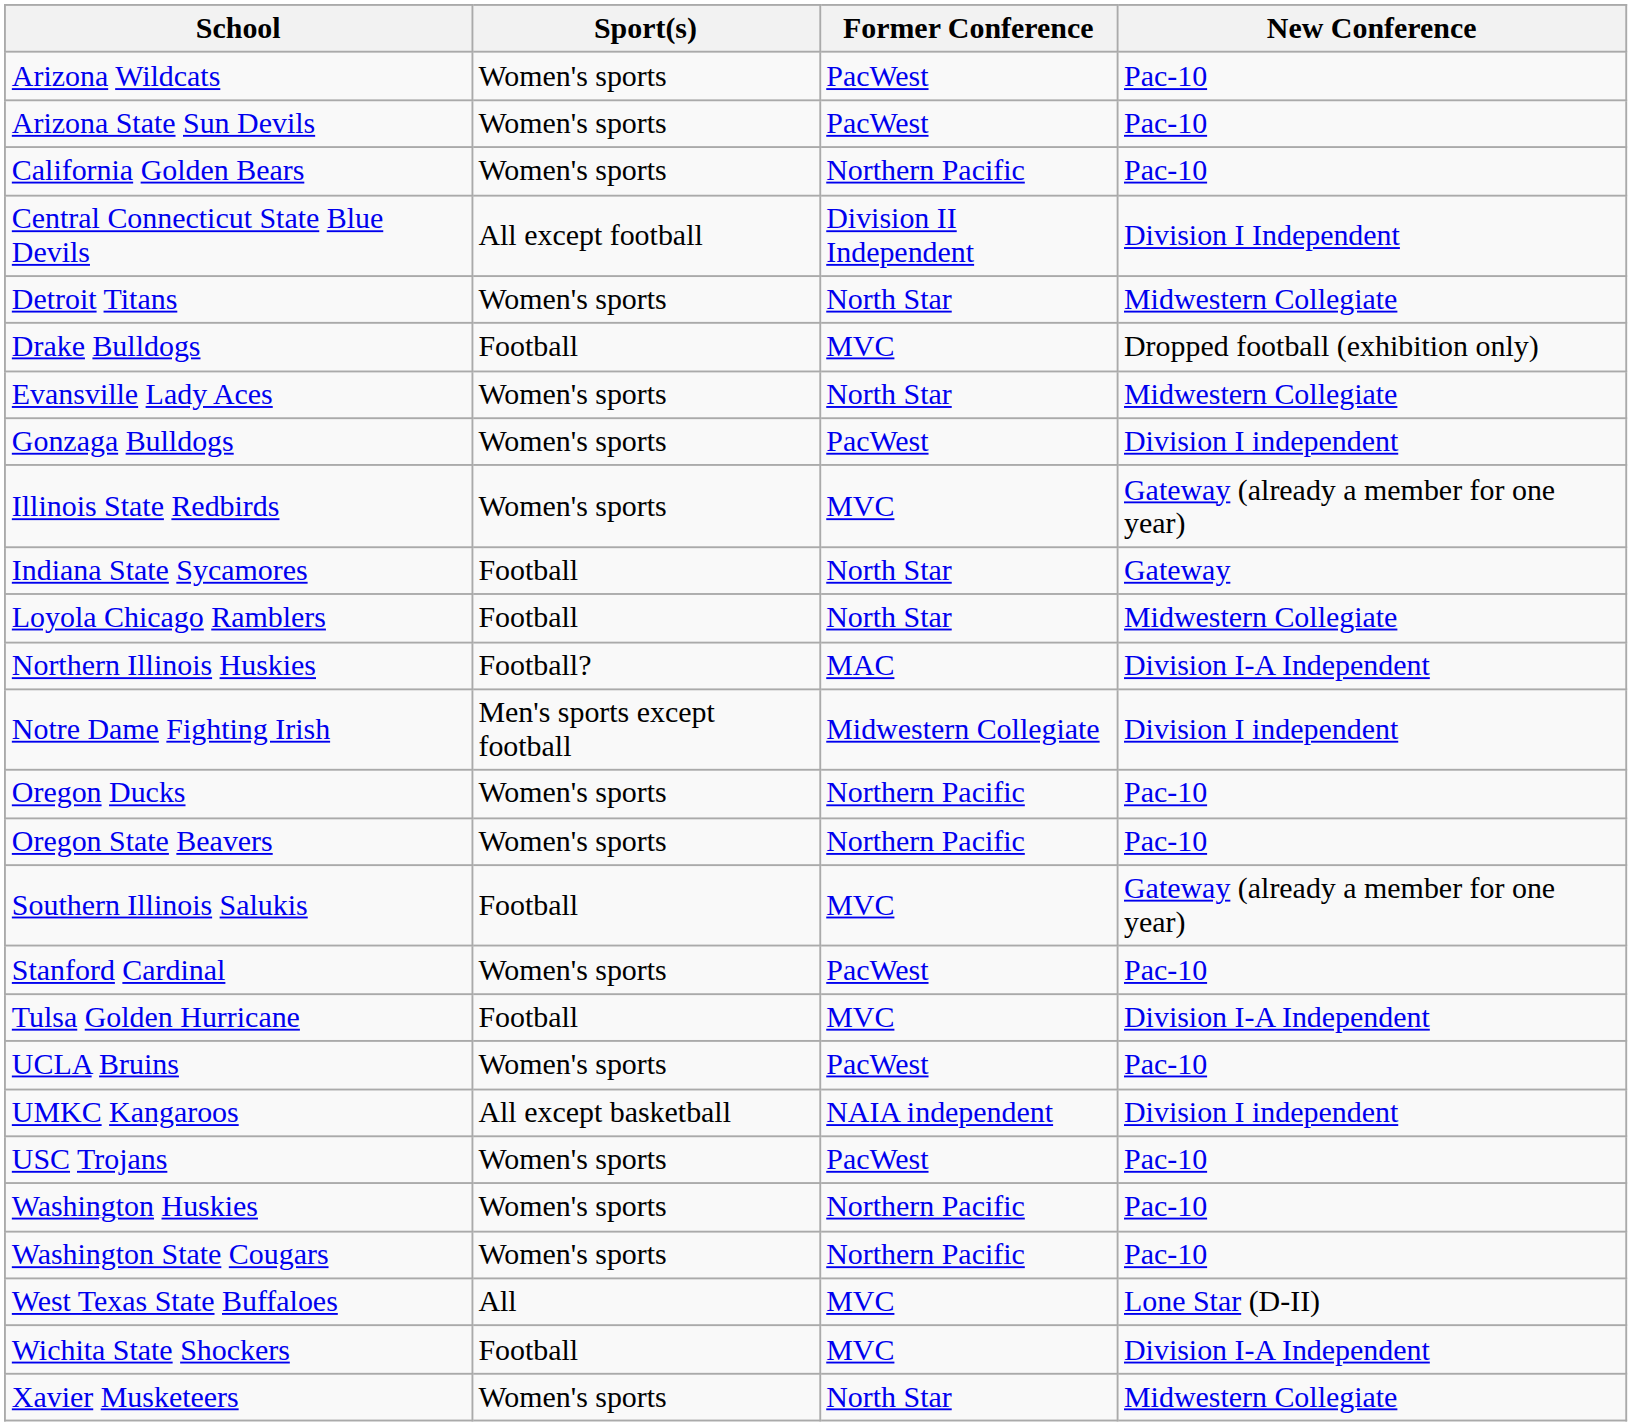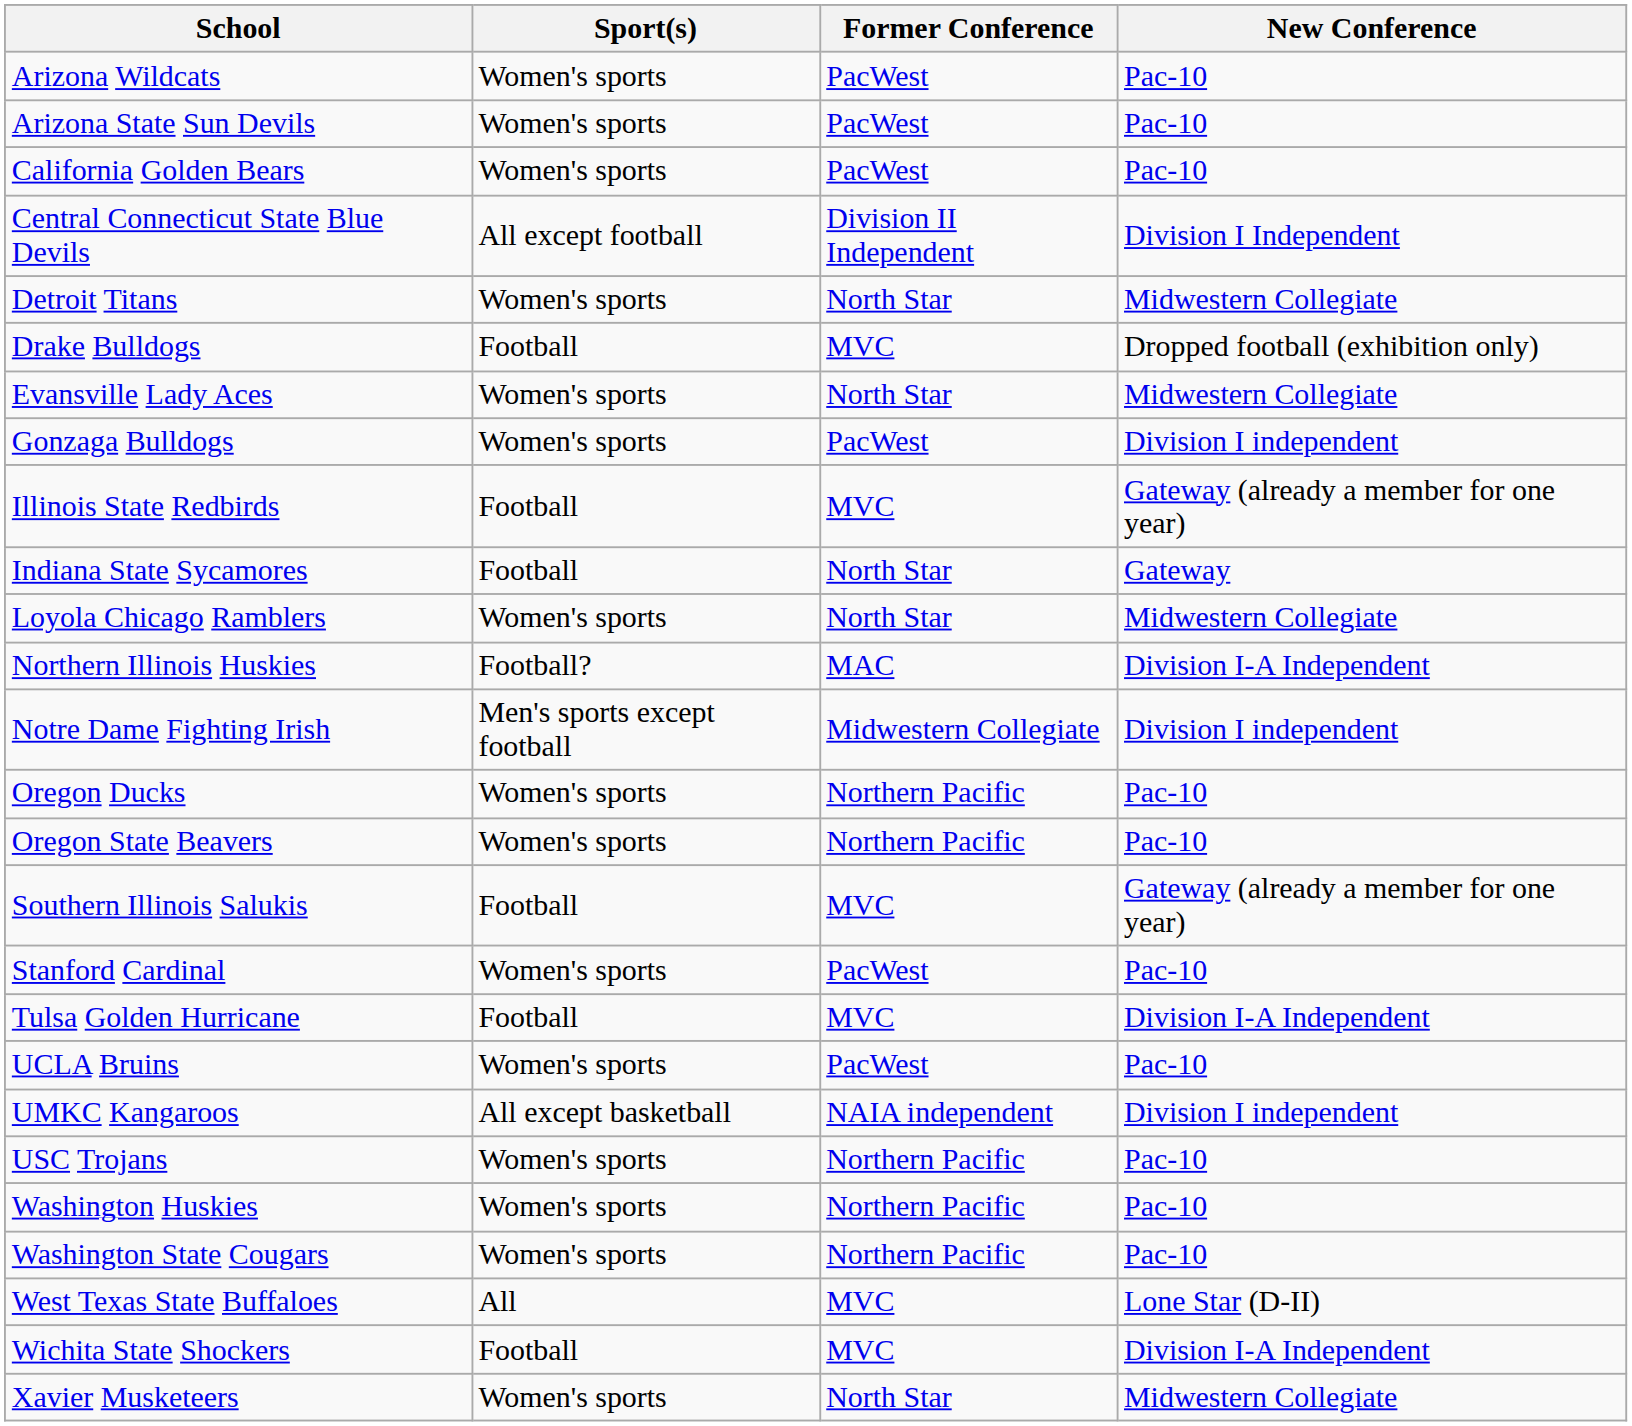(926, 170) Northern Pacific -> (877, 170) PacWest
(573, 505) Women's sports -> (528, 505) Football
(528, 617) Football -> (573, 617) Women's sports
(877, 1159) PacWest -> (926, 1159) Northern Pacific
